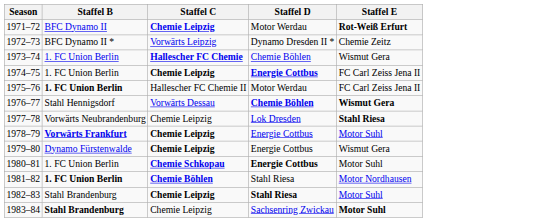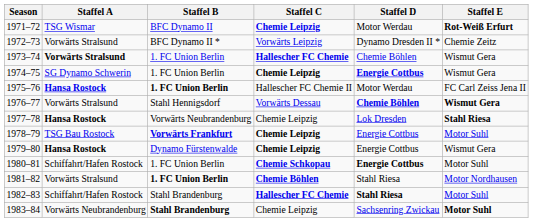+ column: (95, 12)
(380, 73) FC Carl Zeiss Jena II -> (470, 73) Wismut Gera
(182, 194) Chemie Leipzig -> (302, 194) Hallescher FC Chemie
